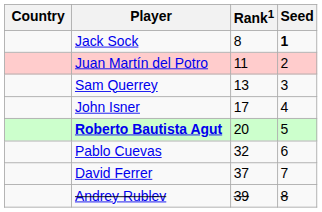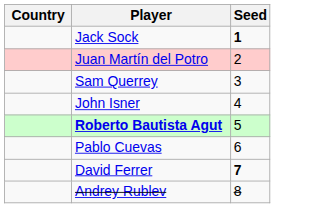- column: (254, 17)
(284, 173) normal -> (237, 170) bold
